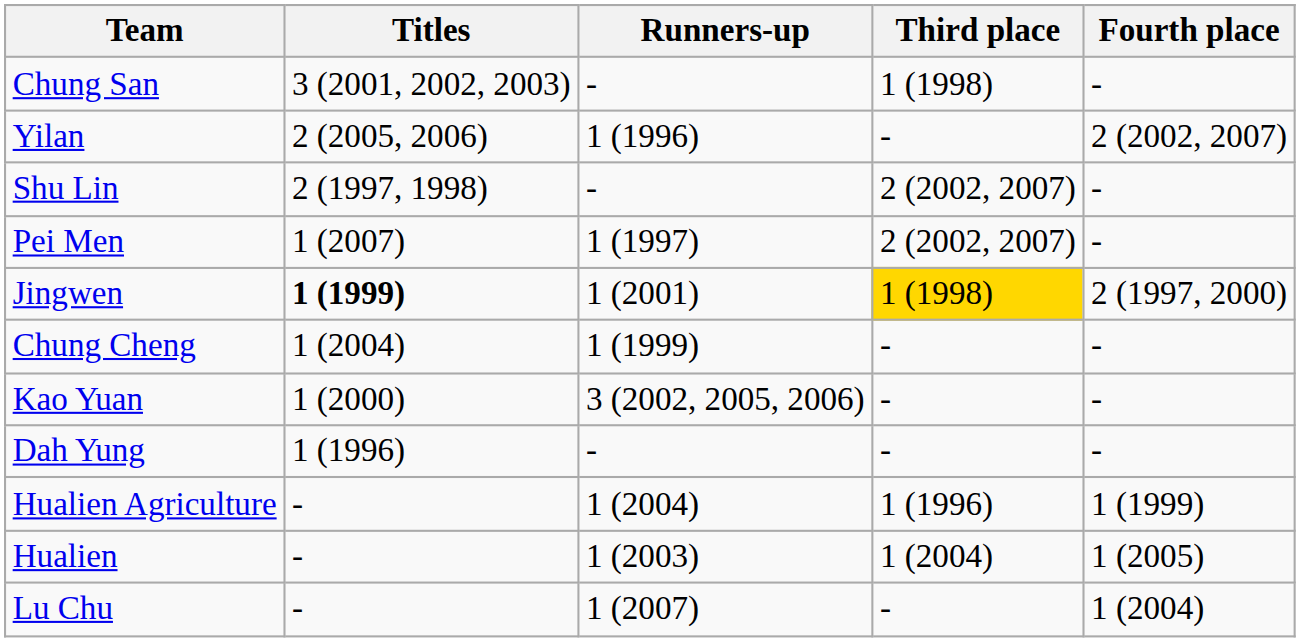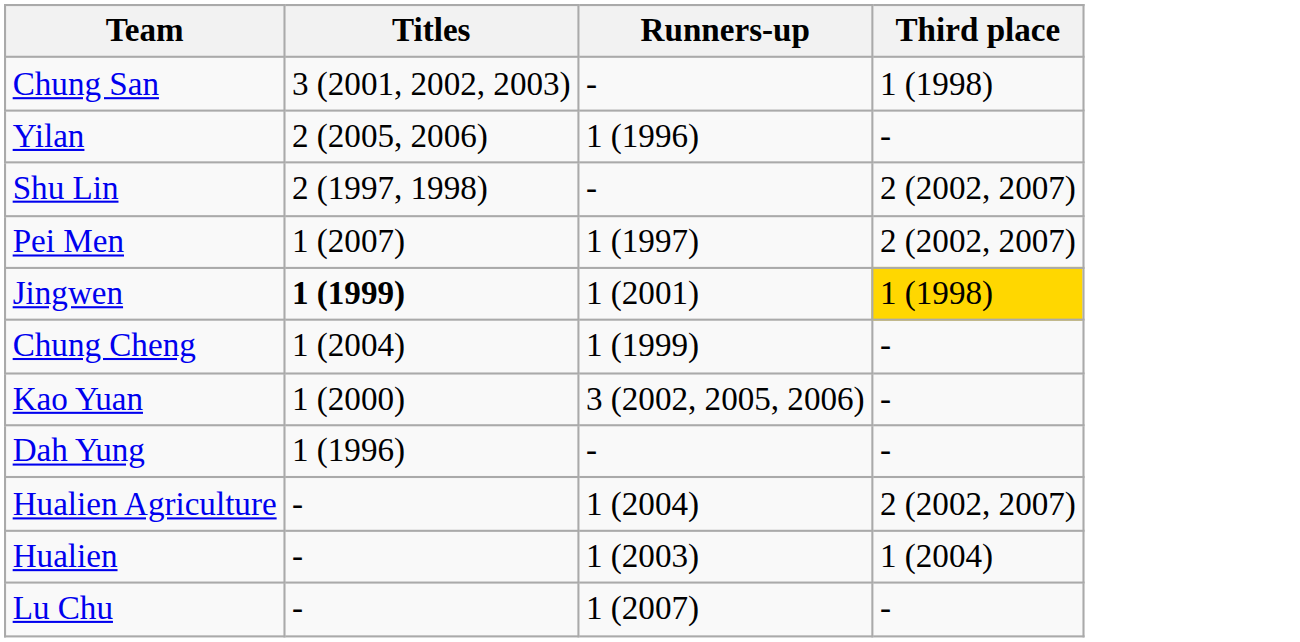- column: (1189, 30)
(936, 503) 1 (1996) -> (978, 503) 2 (2002, 2007)
